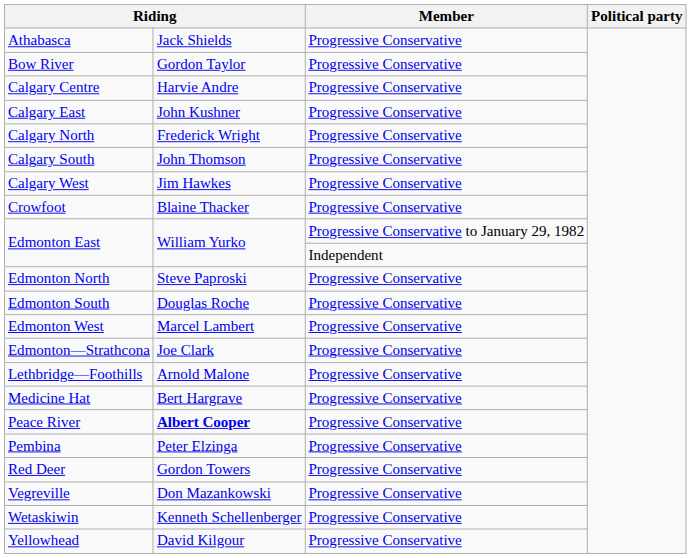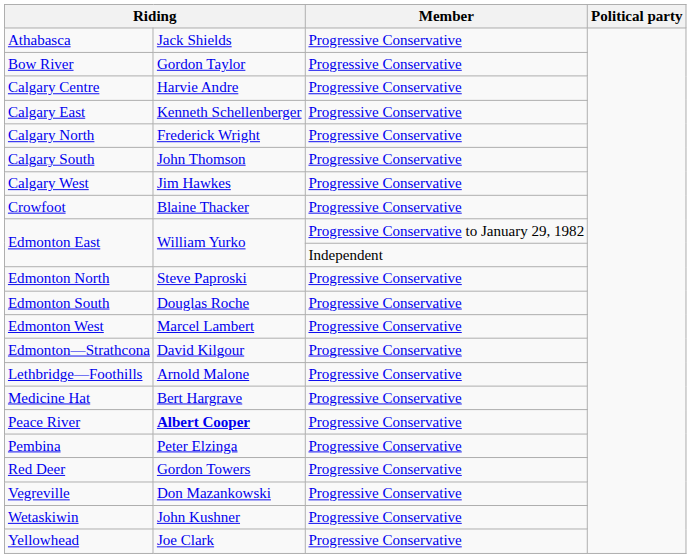(198, 111) John Kushner -> (229, 111) Kenneth Schellenberger
(186, 350) Joe Clark -> (201, 350) David Kilgour
(229, 517) Kenneth Schellenberger -> (198, 517) John Kushner
(201, 541) David Kilgour -> (186, 541) Joe Clark
